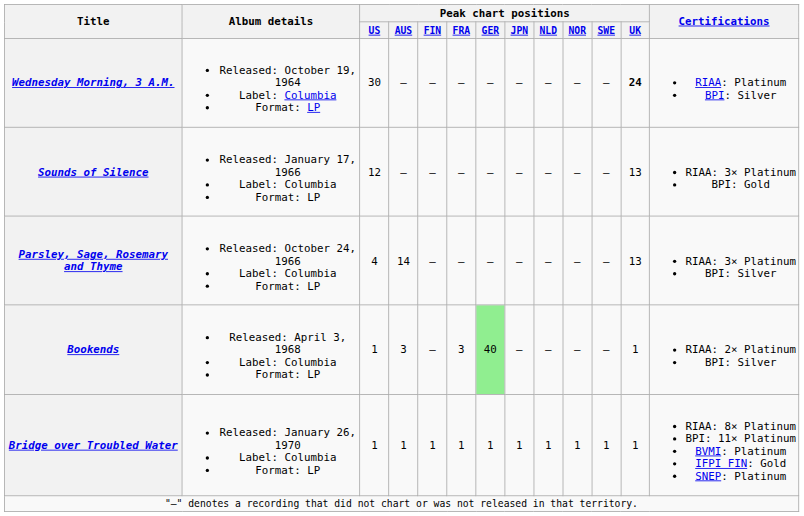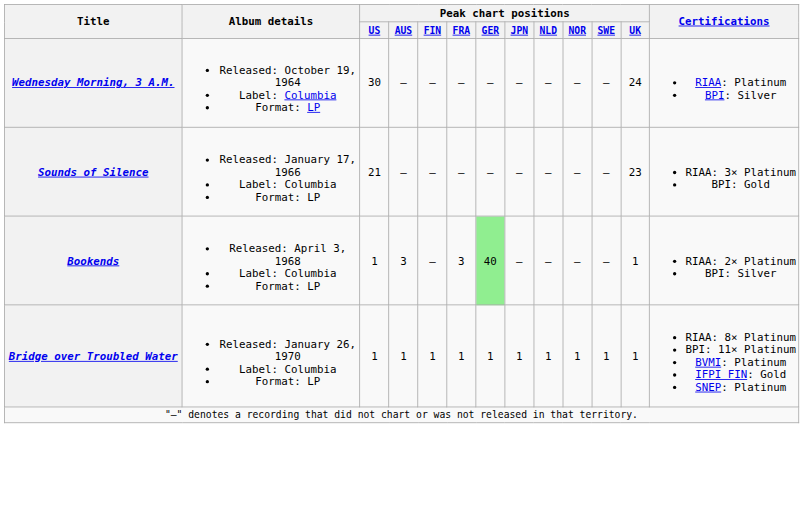(635, 83) bold -> (635, 83) normal
(374, 172) 12 -> (374, 172) 21
(635, 172) 13 -> (635, 172) 23
- row: (93, 261)
